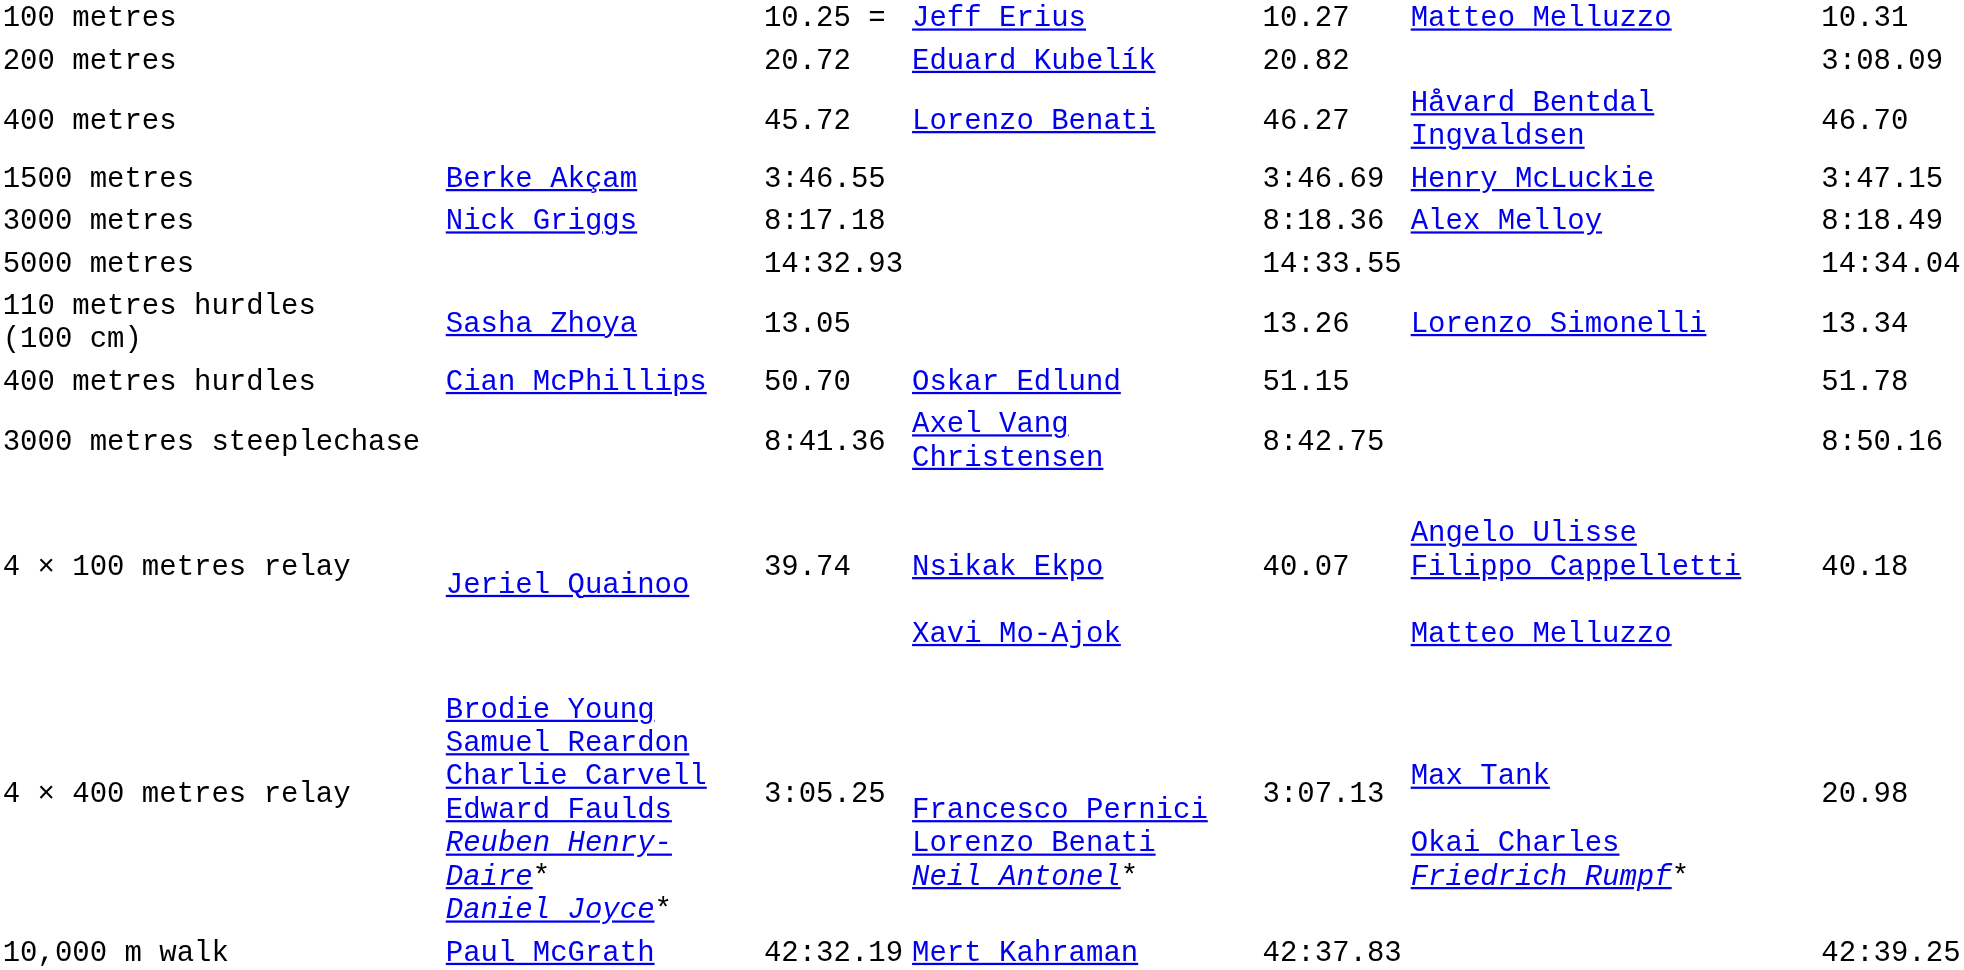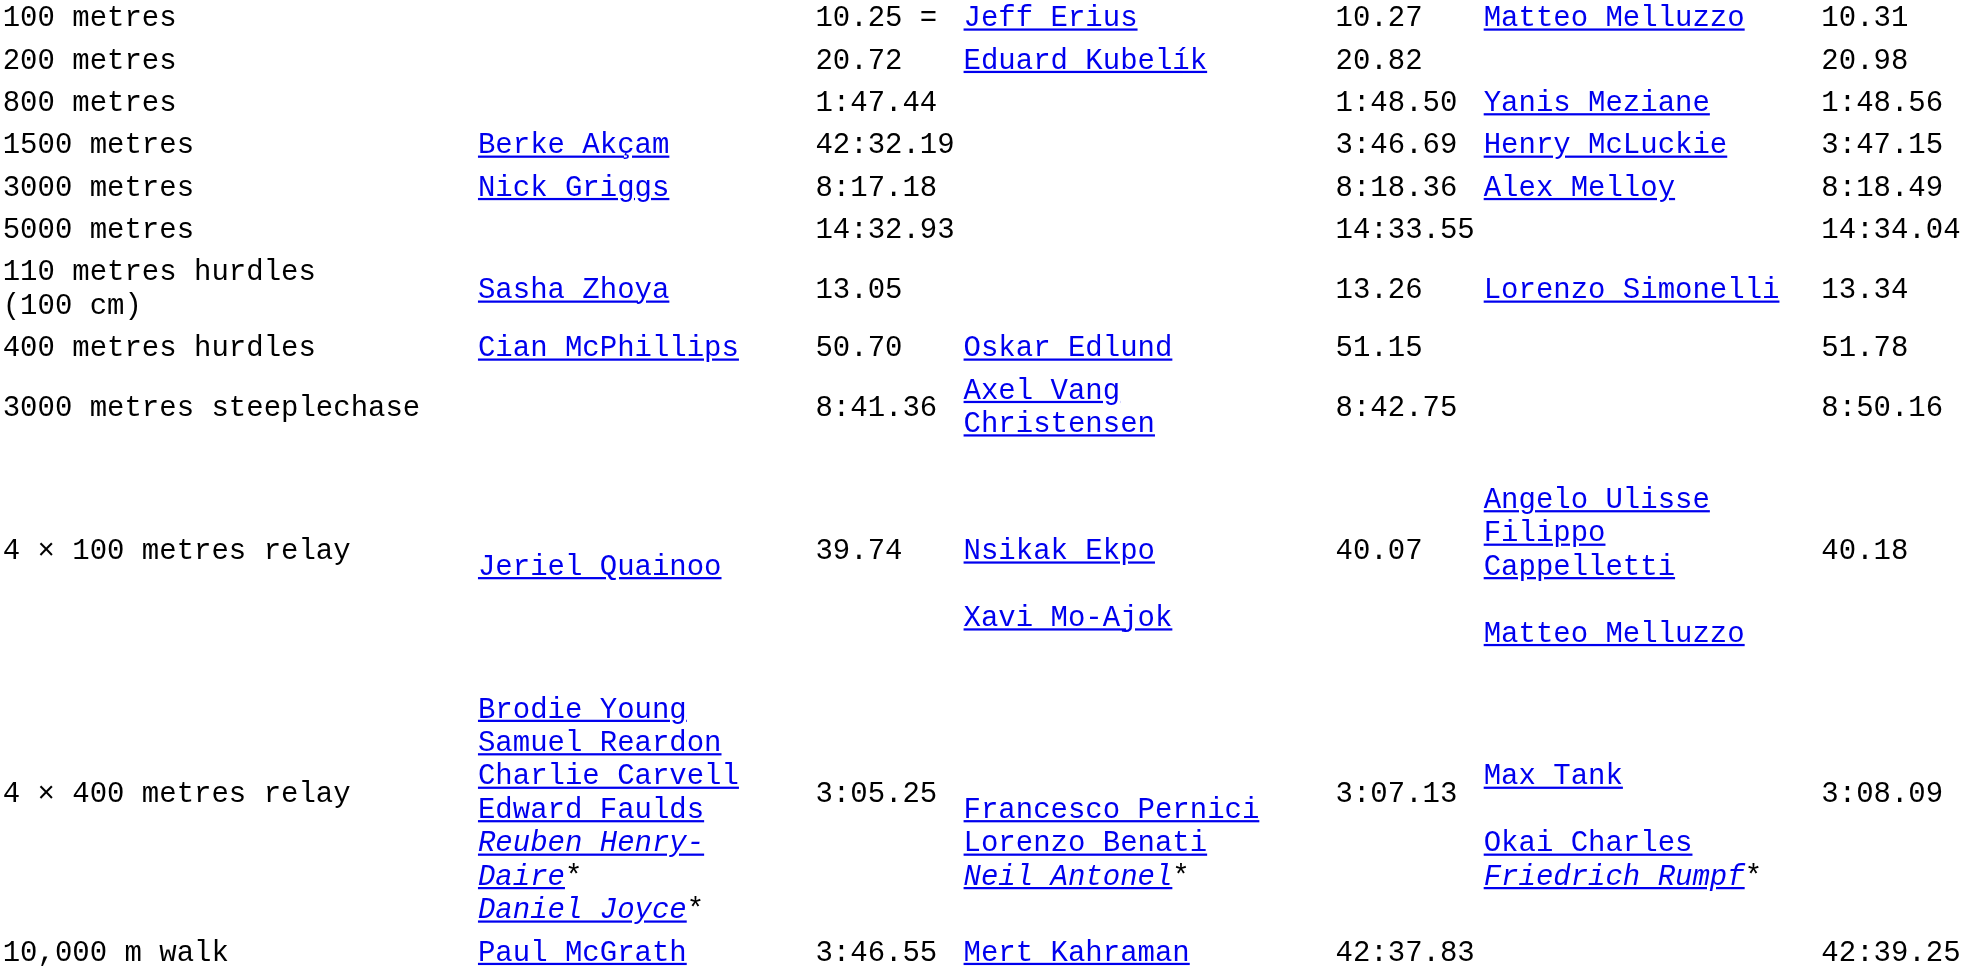(1882, 61) 3:08.09 -> (1865, 61) 20.98
- row: (90, 120)
+ row: (90, 103)
(825, 179) 3:46.55 -> (885, 146) 42:32.19
(1865, 793) 20.98 -> (1882, 793) 3:08.09
(834, 953) 42:32.19 -> (876, 953) 3:46.55
